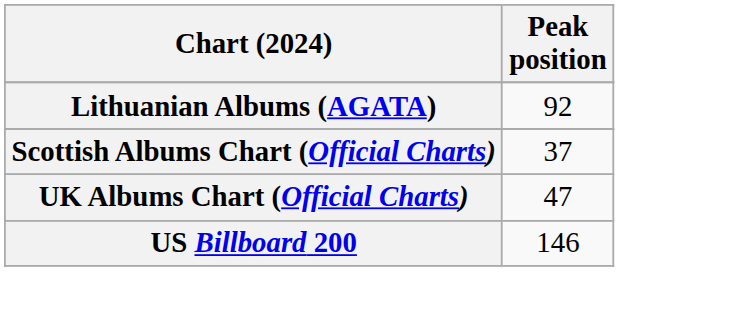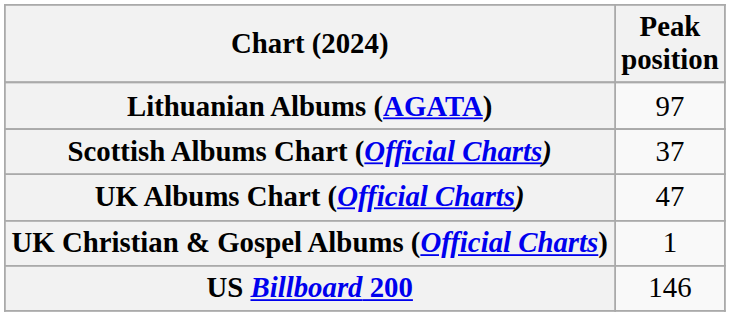(558, 105) 92 -> (670, 105) 97
+ row: (310, 242)
